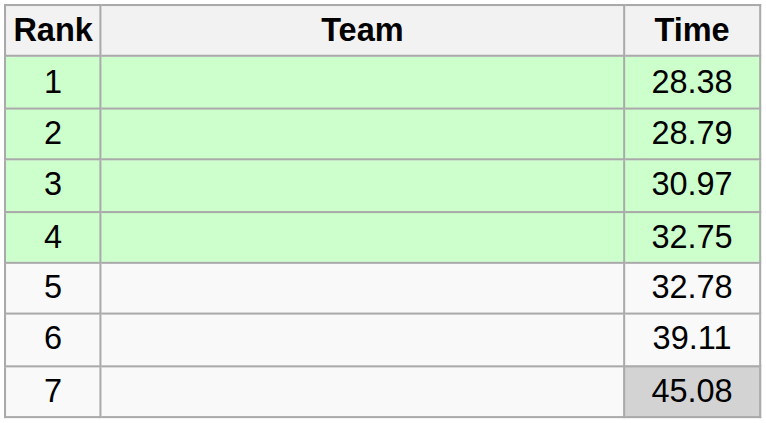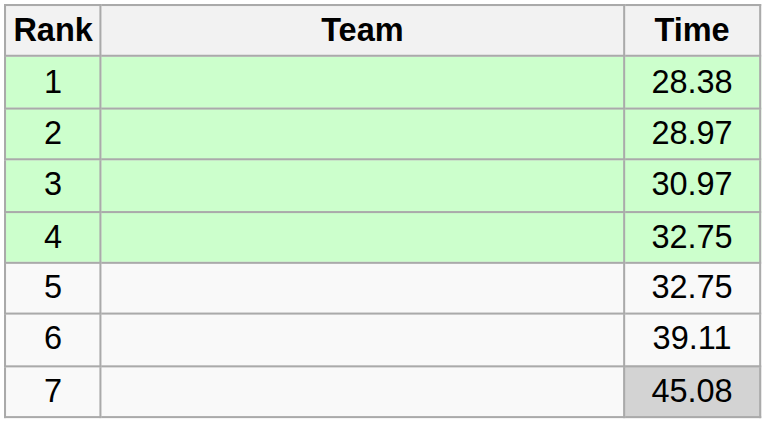(692, 133) 28.79 -> (692, 133) 28.97
(692, 287) 32.78 -> (692, 287) 32.75
